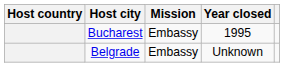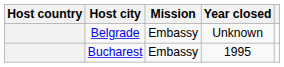rows swapped: (115, 33) <-> (115, 52)
